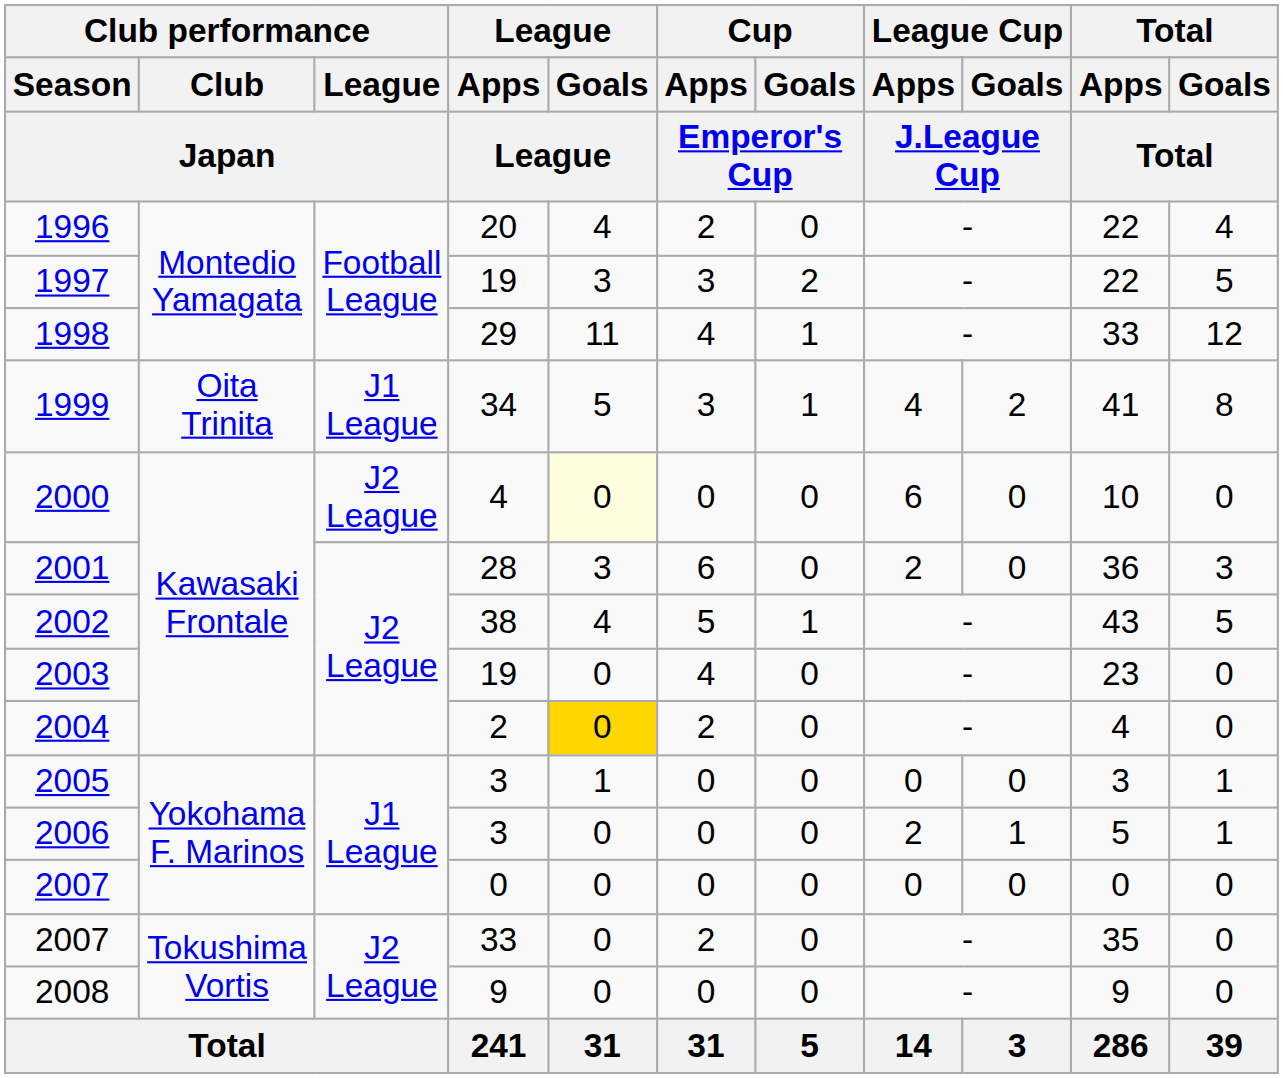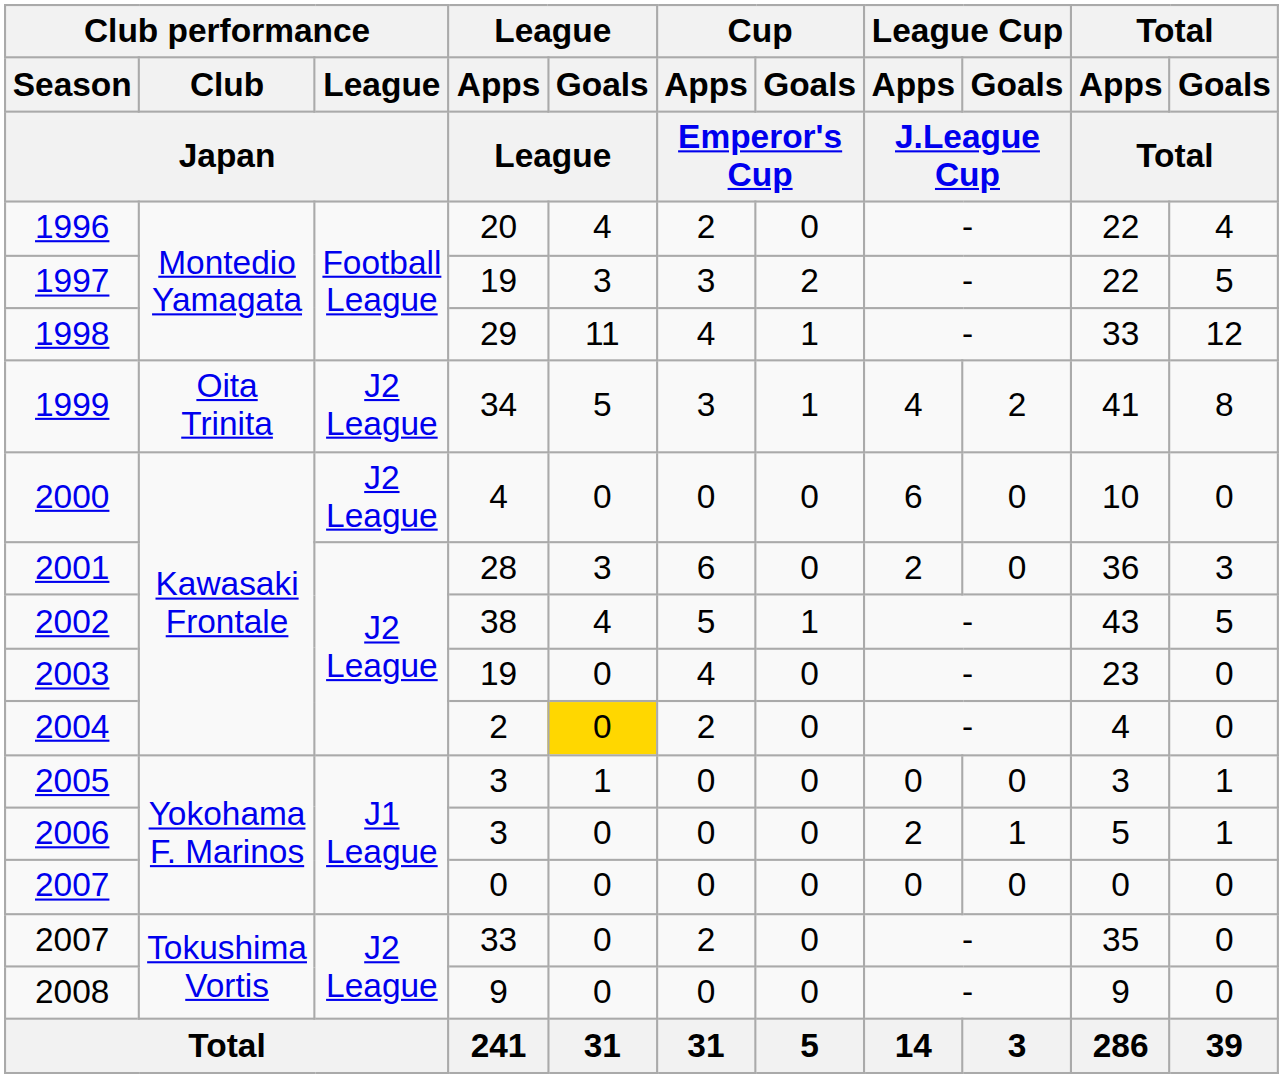(382, 405) J1 League -> (382, 405) J2 League
(602, 496) lightyellow background -> (602, 496) no background
